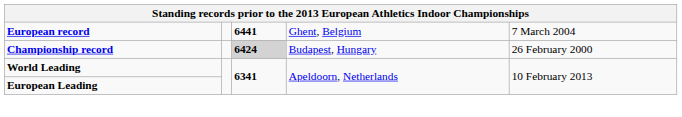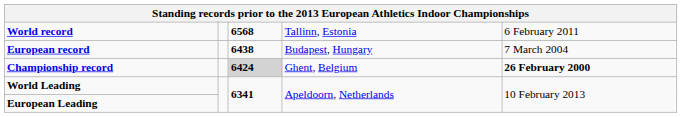+ row: (40, 31)
(246, 31) 6441 -> (242, 49) 6438
(325, 31) Ghent, Belgium -> (329, 49) Budapest, Hungary
(333, 49) Budapest, Hungary -> (321, 67) Ghent, Belgium
(552, 49) normal -> (547, 67) bold
